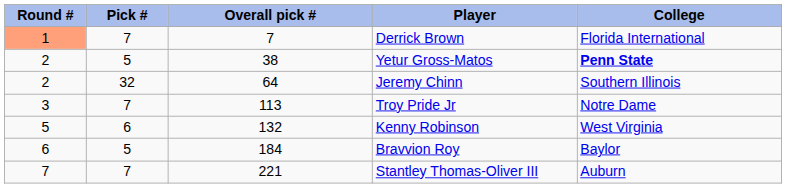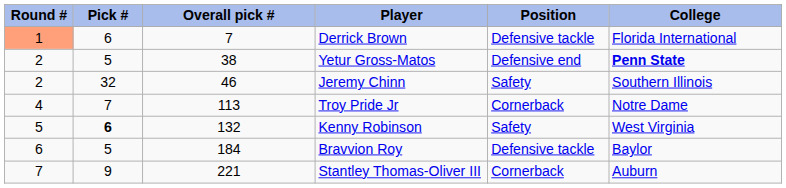+ column: (548, 15)
(127, 37) 7 -> (108, 37) 6
(270, 82) 64 -> (229, 82) 46
(45, 104) 3 -> (39, 104) 4
(127, 127) normal -> (108, 127) bold
(127, 171) 7 -> (108, 171) 9
